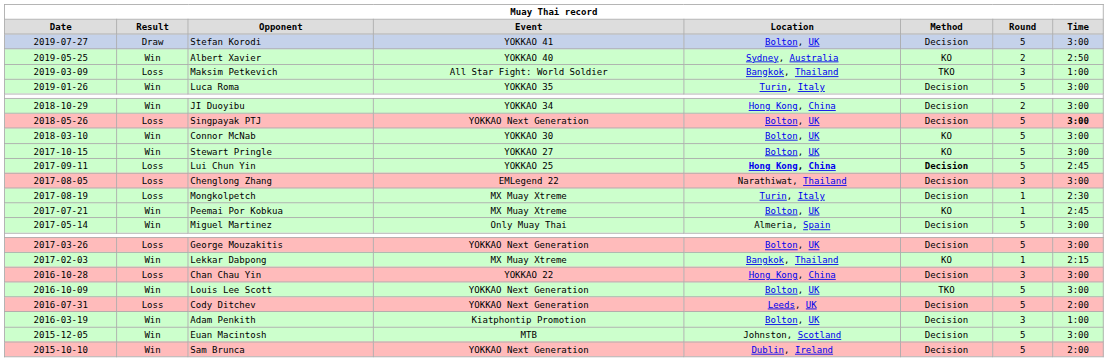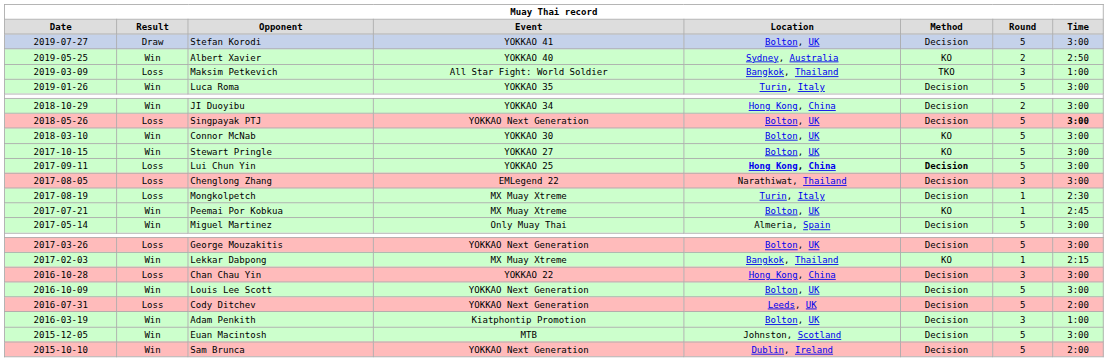(1078, 166) 2:45 -> (1078, 166) 3:00
(946, 290) TKO -> (946, 290) Decision
